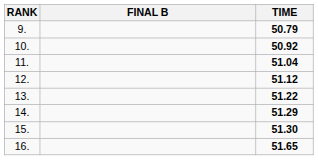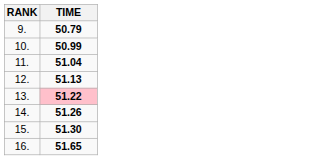- column: (148, 12)
(285, 46) 50.92 -> (69, 46) 50.99
(285, 79) 51.12 -> (69, 79) 51.13
(285, 96) no background -> (69, 96) pink background
(285, 113) 51.29 -> (69, 113) 51.26
